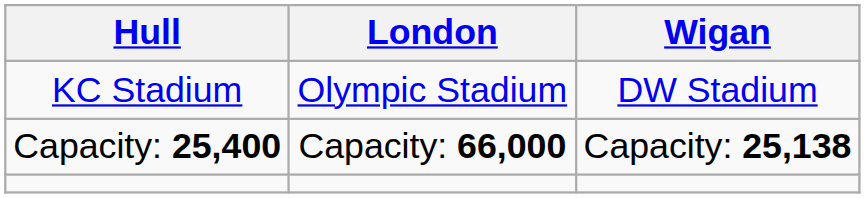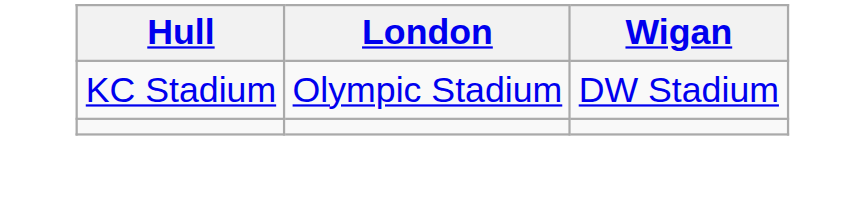- row: (147, 145)
